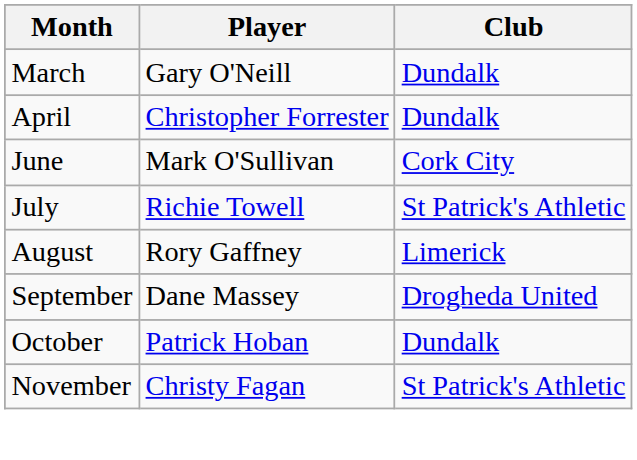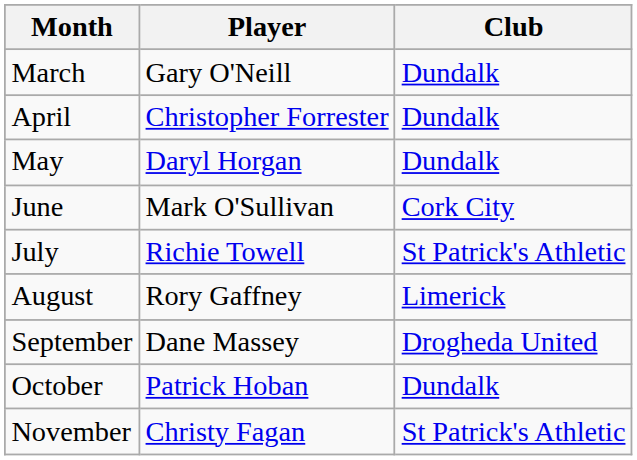+ row: (37, 161)
